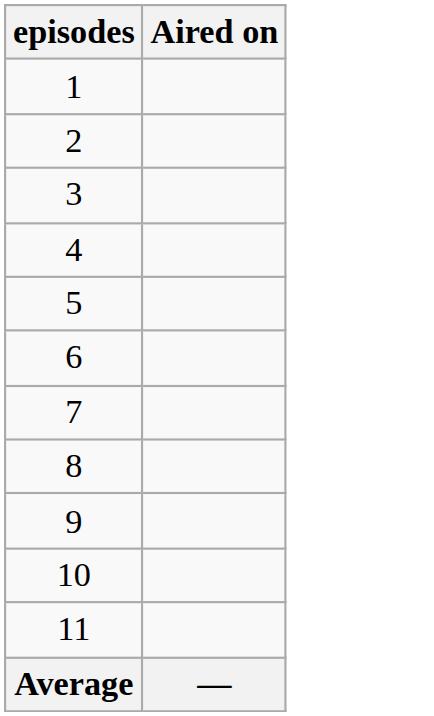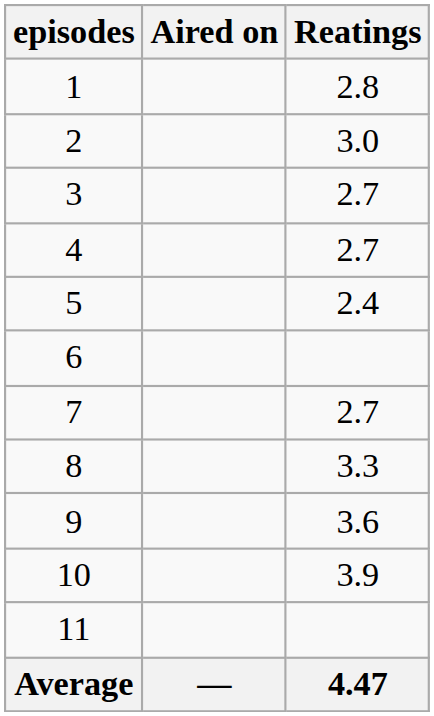+ column: (358, 31)
